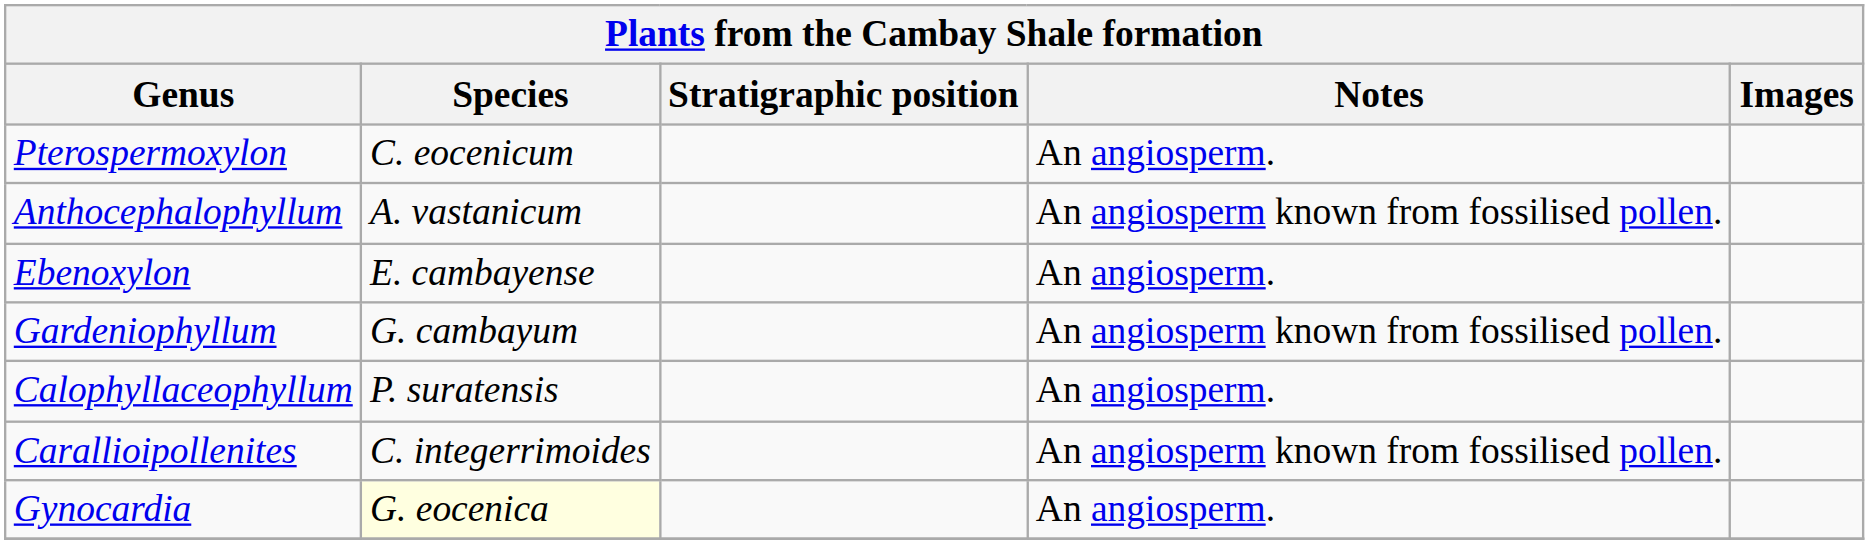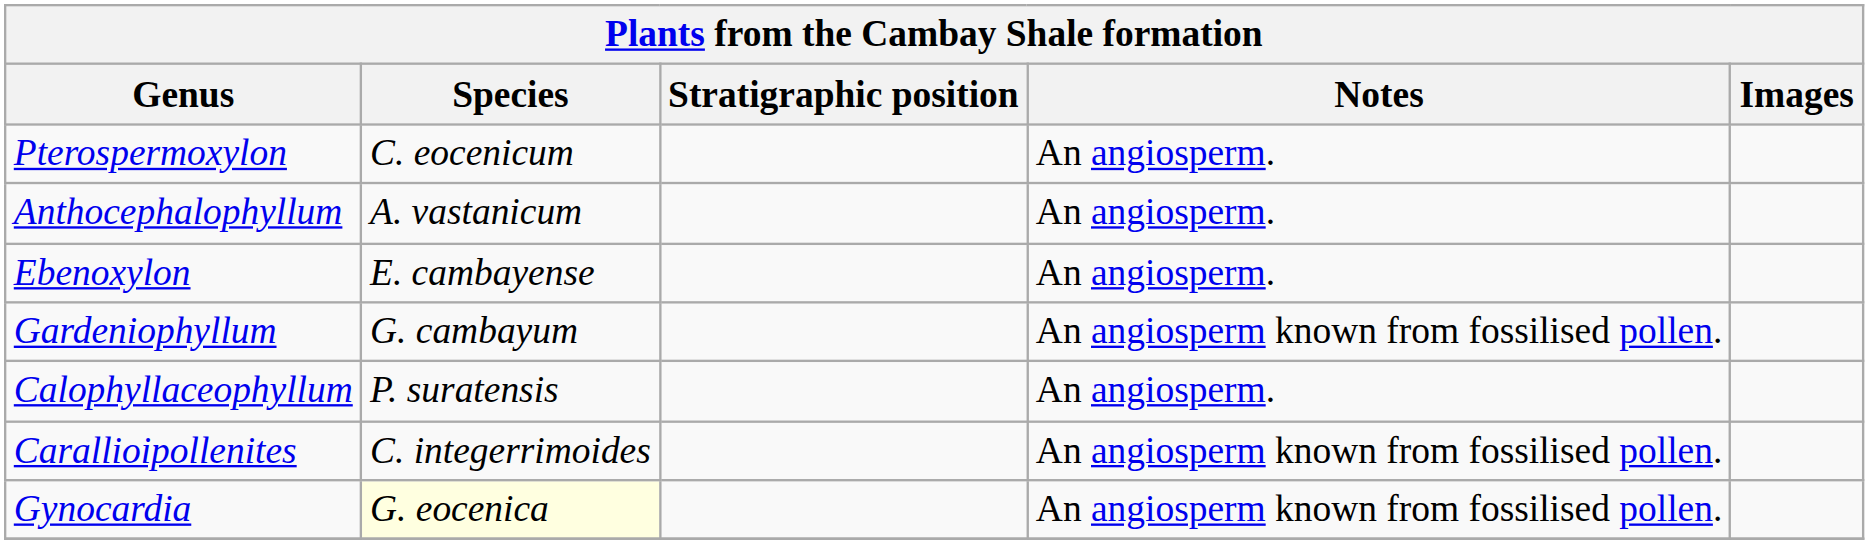(1379, 212) An angiosperm known from fossilised pollen. -> (1155, 212) An angiosperm.
(1155, 509) An angiosperm. -> (1379, 509) An angiosperm known from fossilised pollen.
